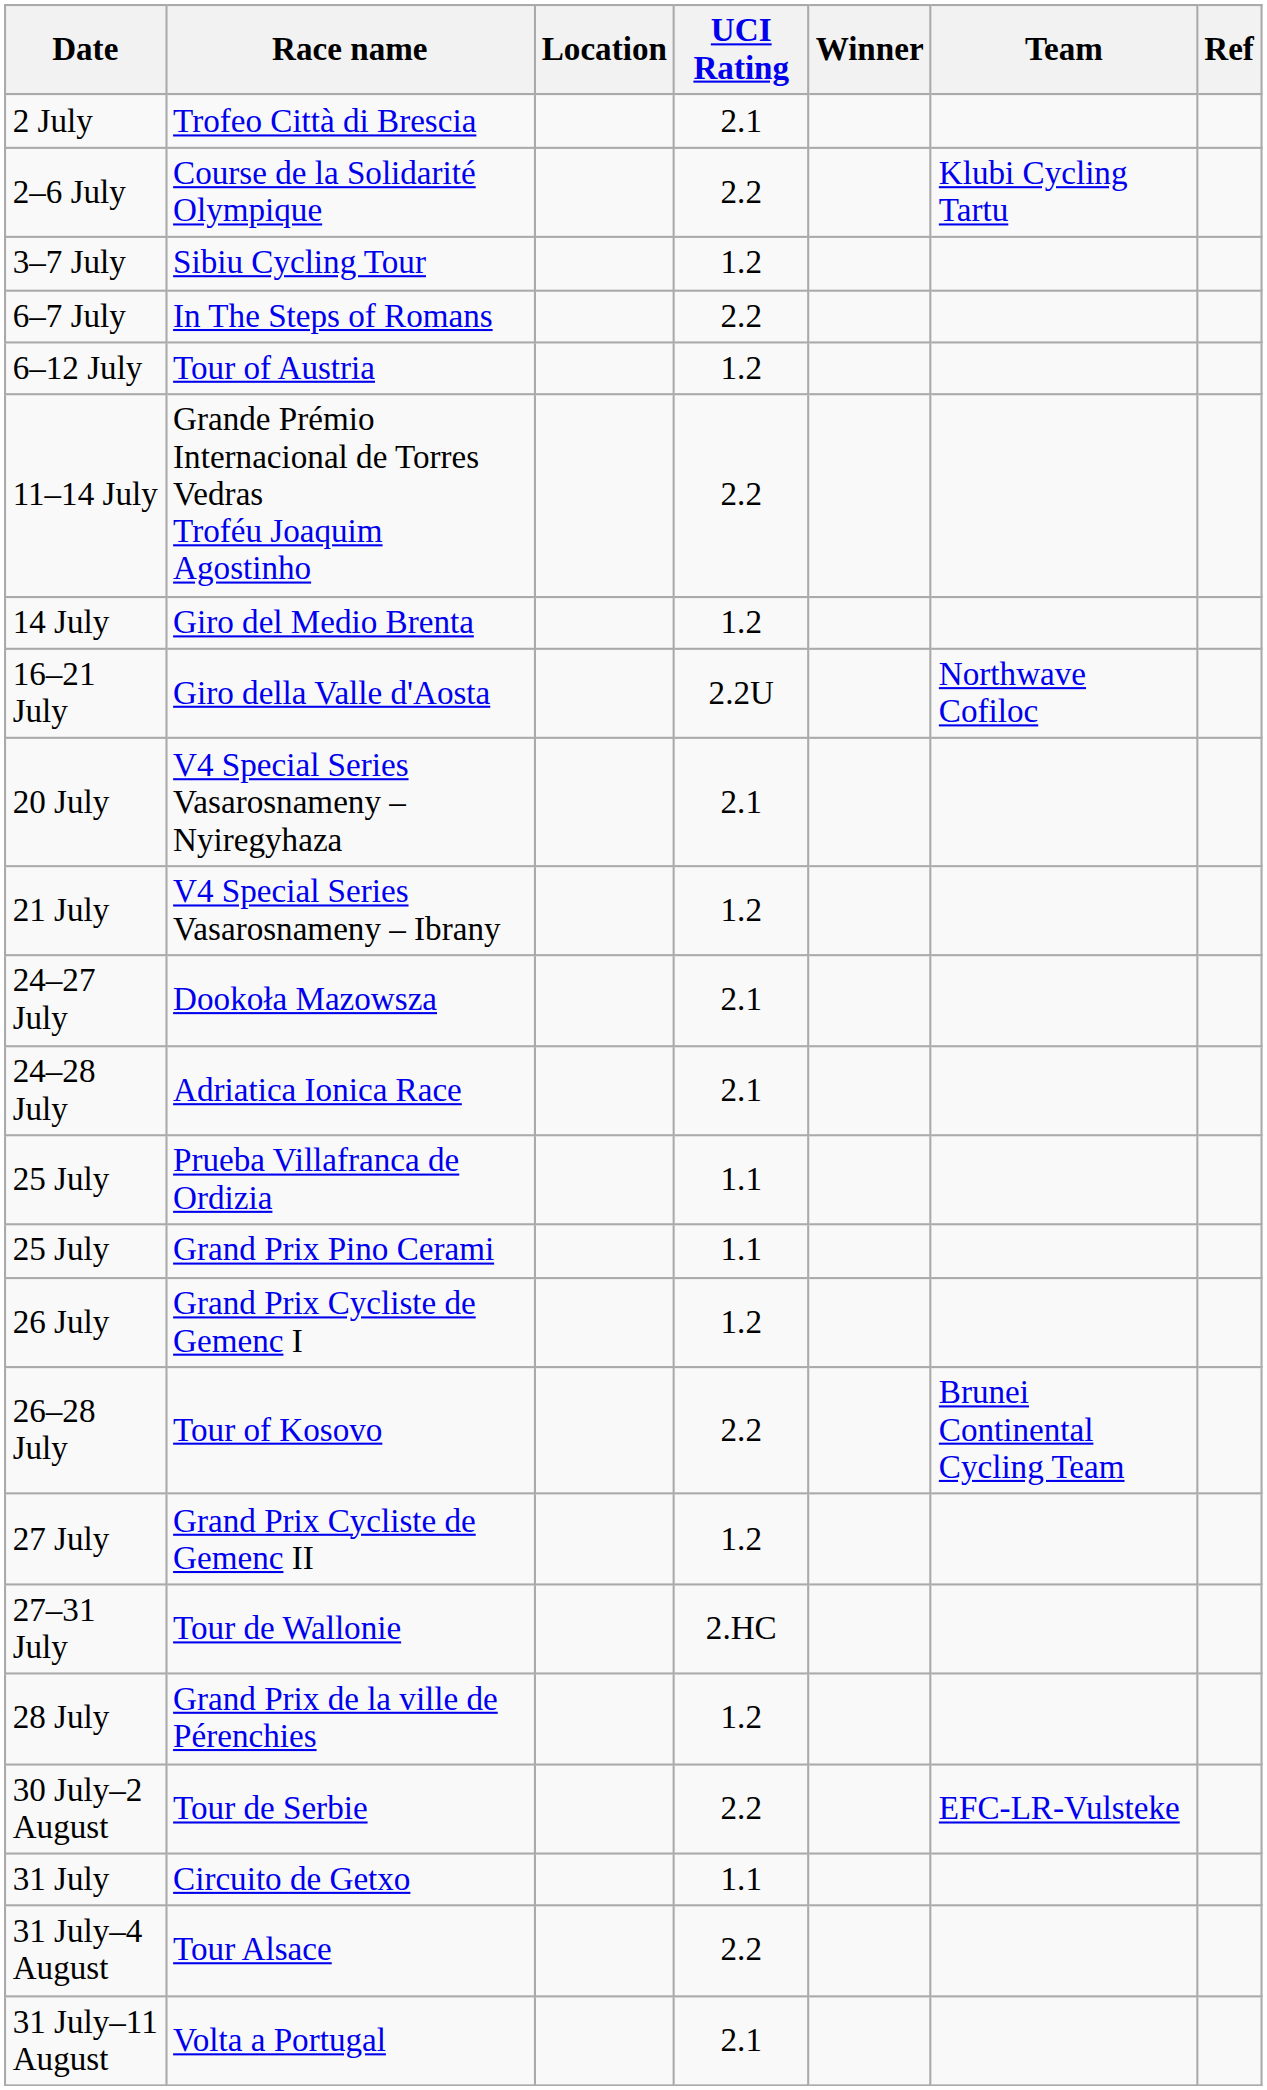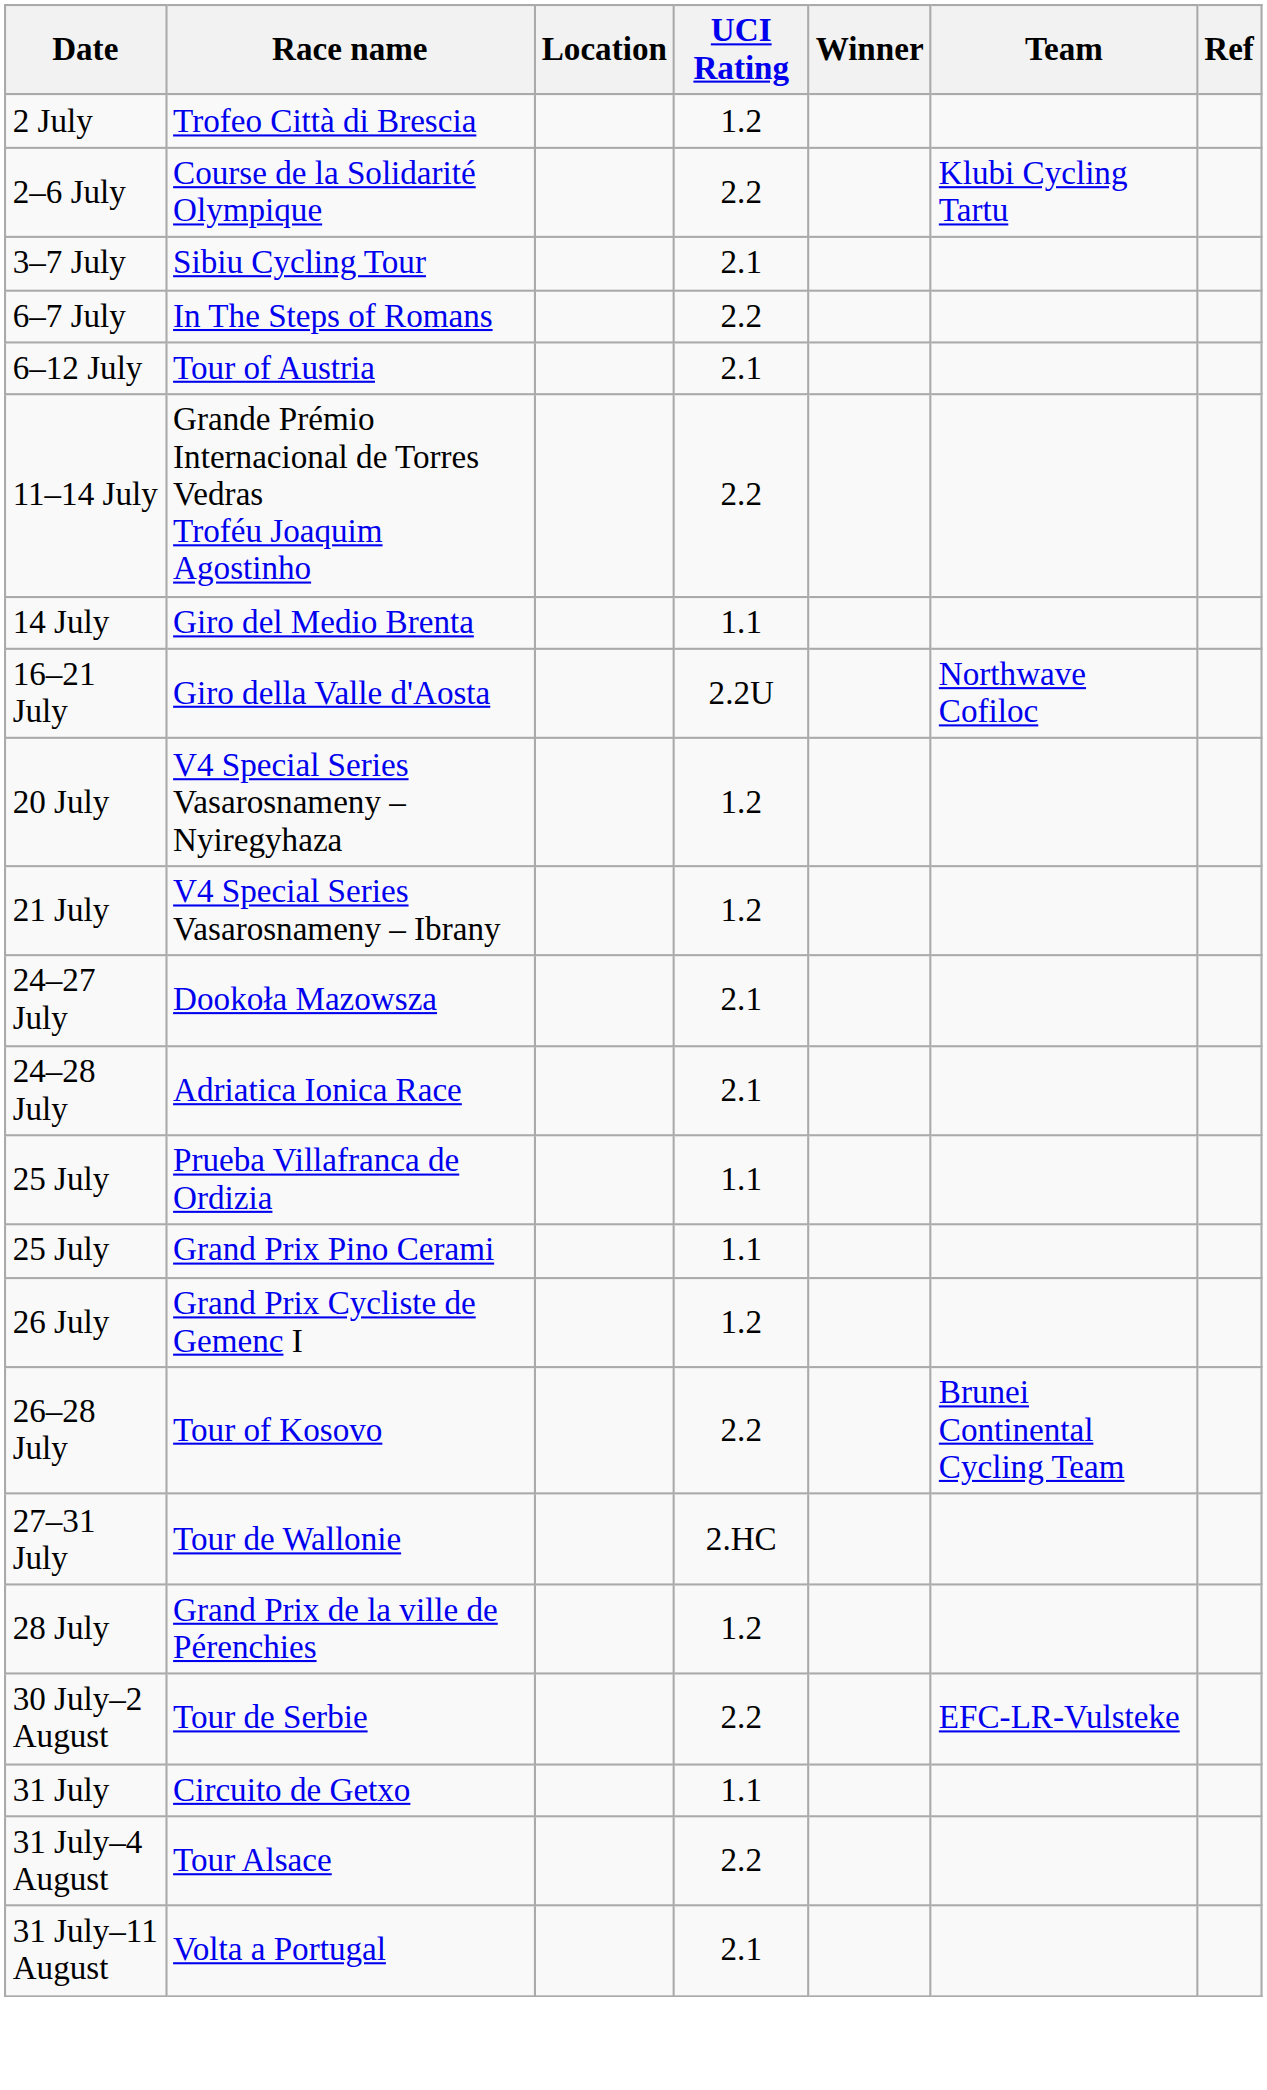(741, 120) 2.1 -> (741, 120) 1.2
(741, 262) 1.2 -> (741, 262) 2.1
(741, 367) 1.2 -> (741, 367) 2.1
(741, 622) 1.2 -> (741, 622) 1.1
(741, 801) 2.1 -> (741, 801) 1.2
- row: (324, 1538)
